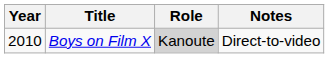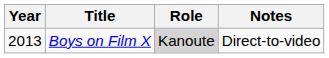(25, 40) 2010 -> (25, 40) 2013
